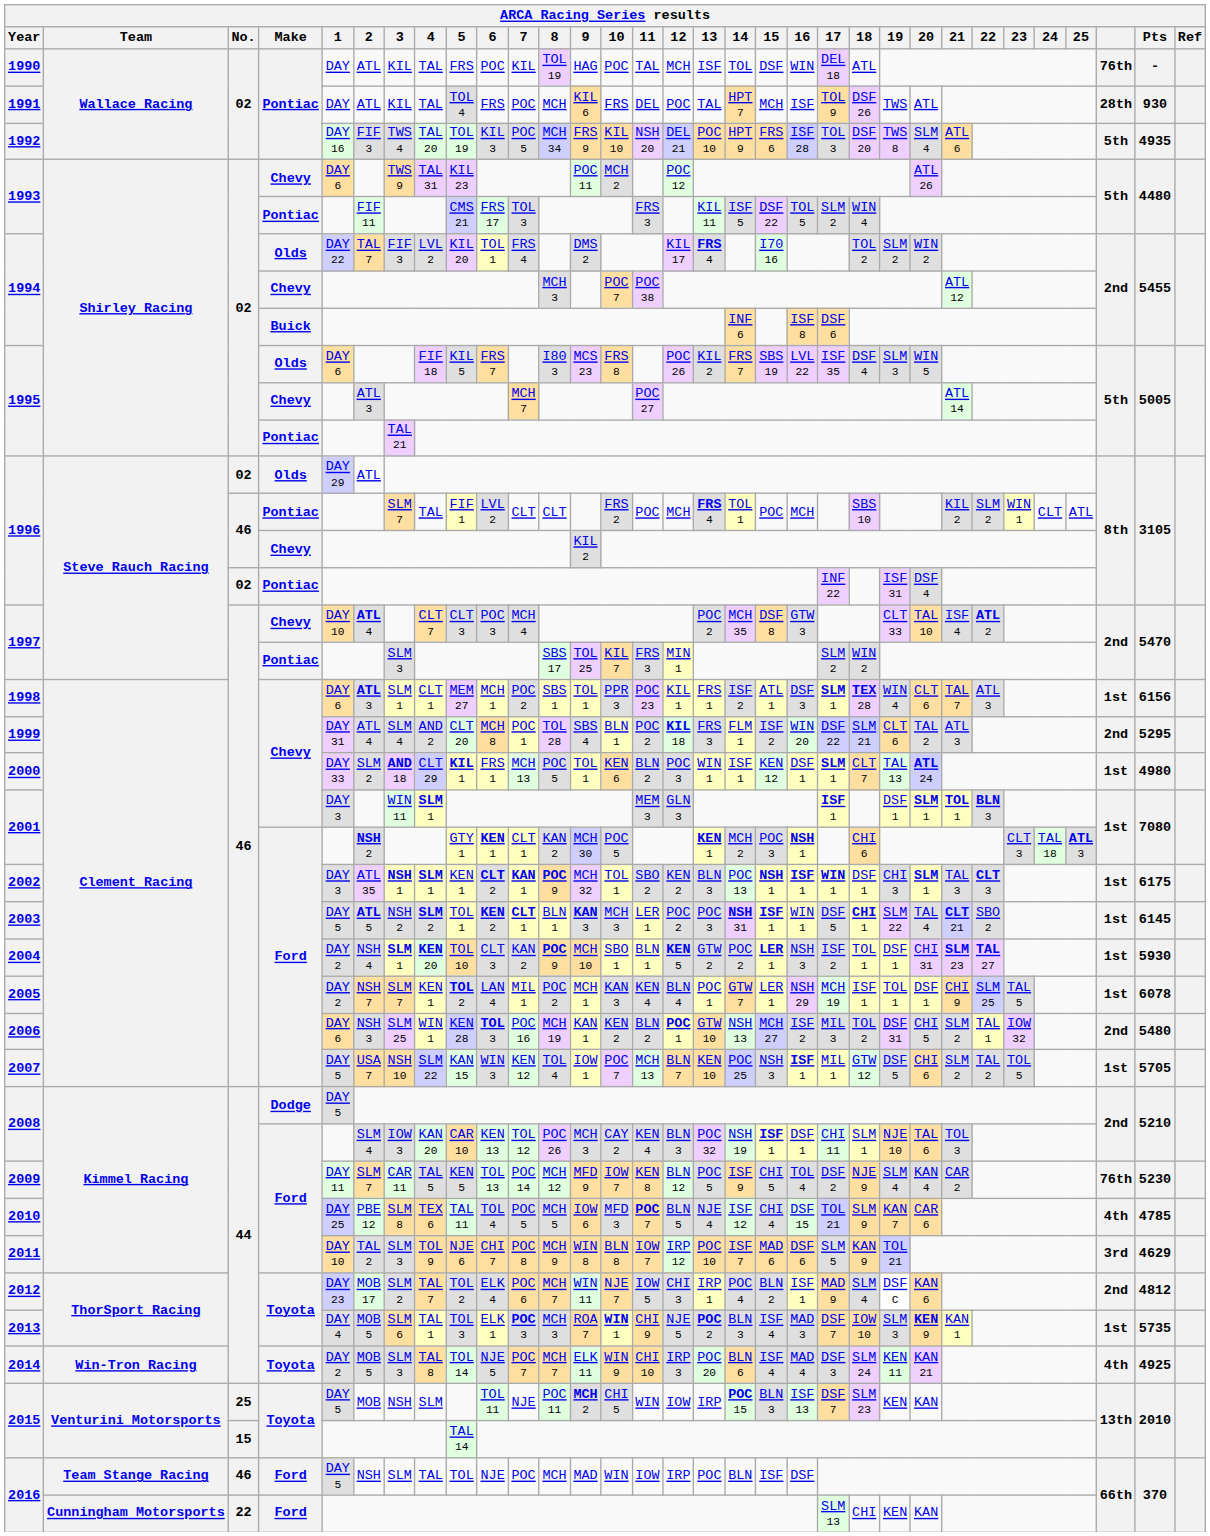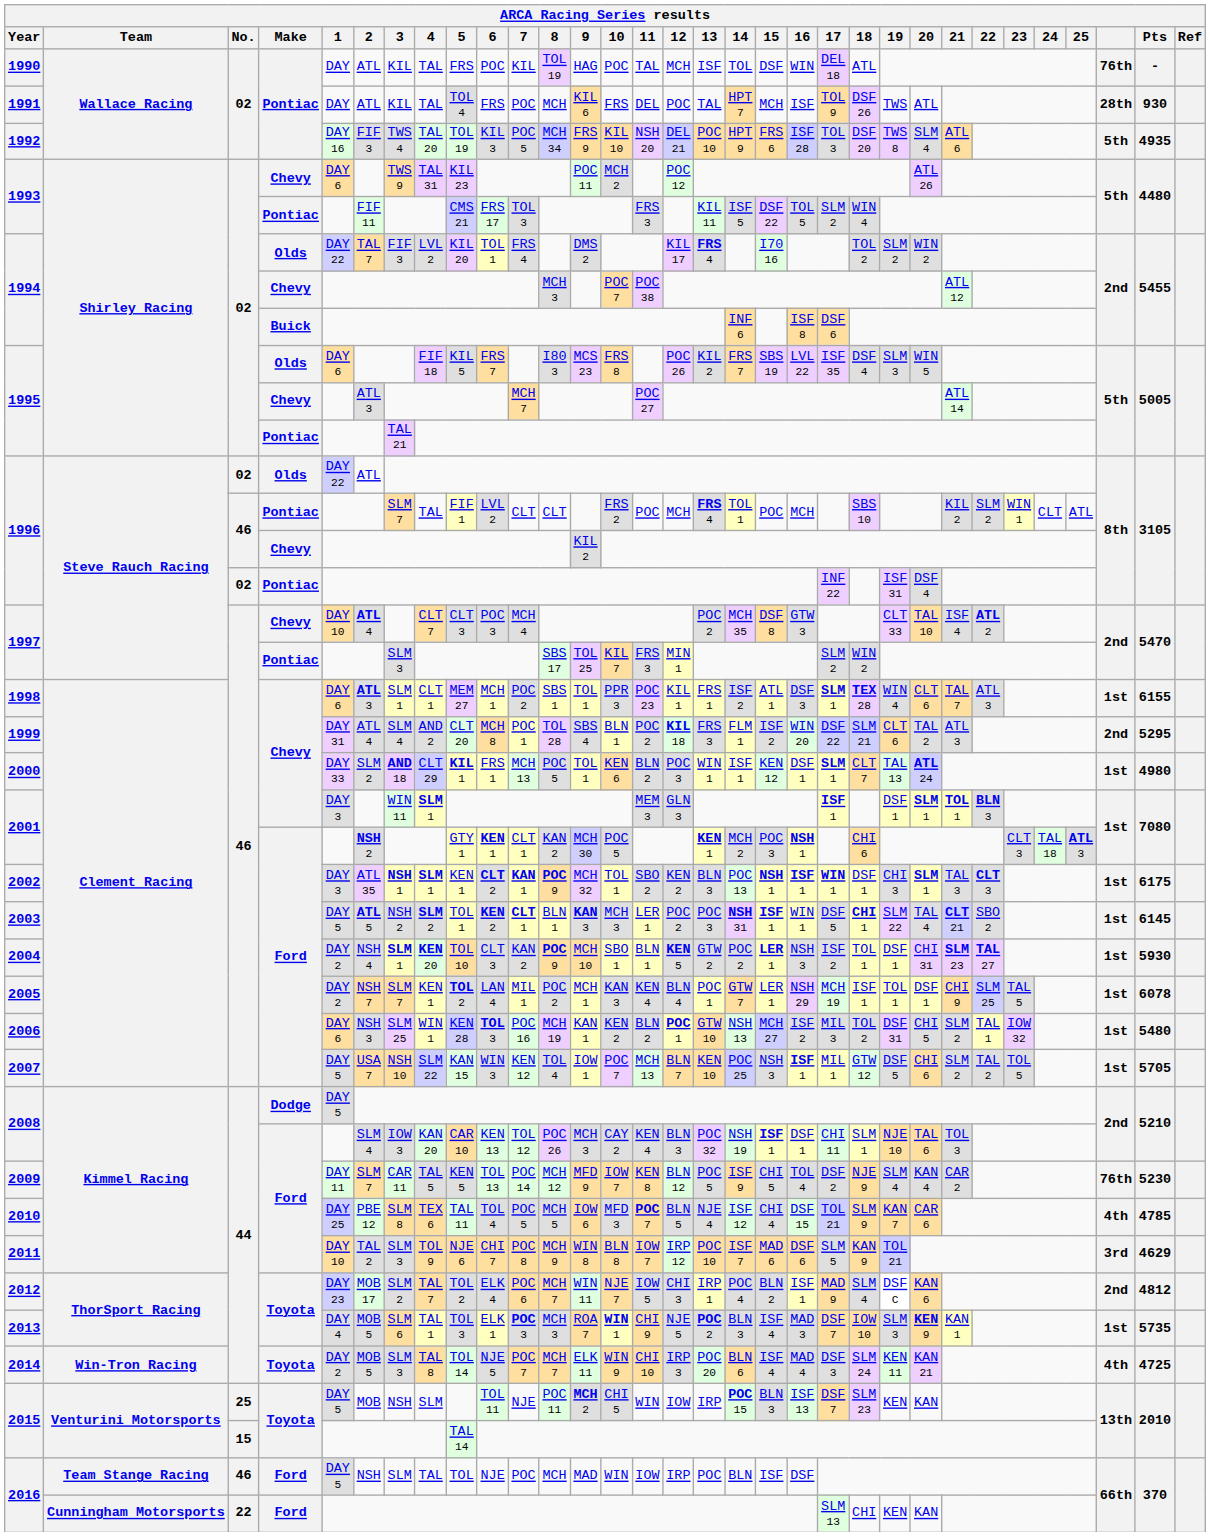(338, 474) DAY 29 -> (338, 474) DAY 22
(1155, 697) 6156 -> (1155, 697) 6155
(1116, 1031) 2nd -> (1116, 1031) 1st
(1155, 1365) 4925 -> (1155, 1365) 4725
